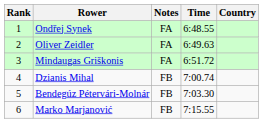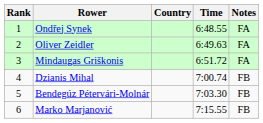columns swapped: (237, 12) <-> (166, 12)
